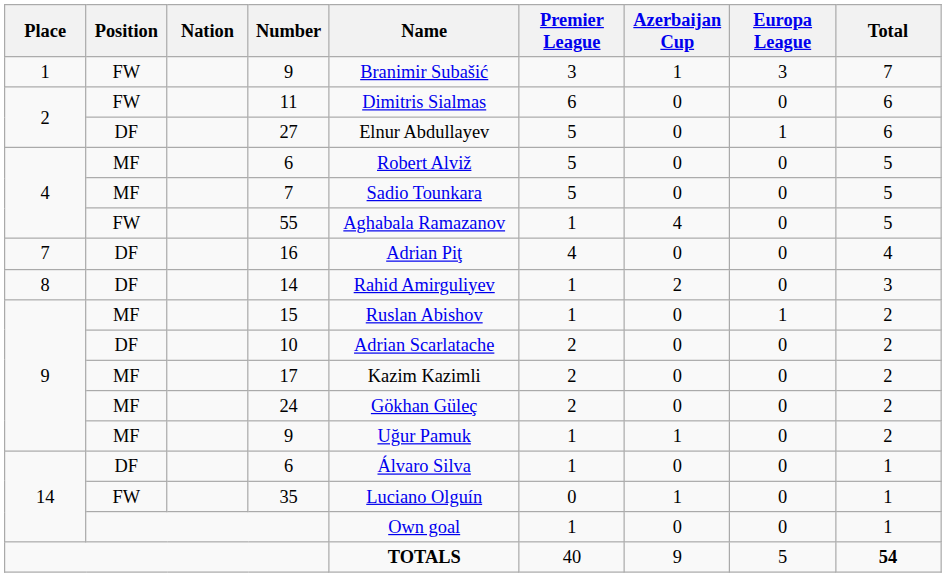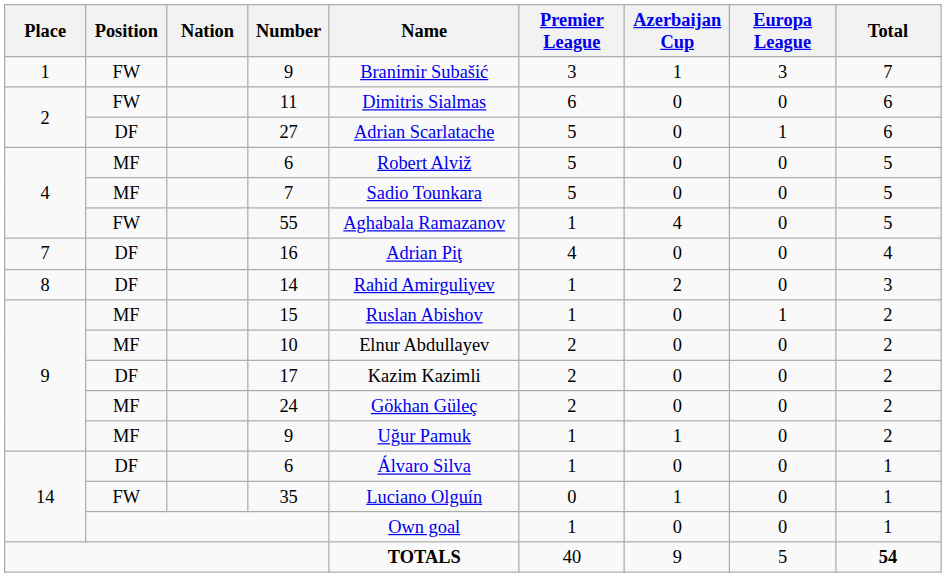(424, 132) Elnur Abdullayev -> (424, 132) Adrian Scarlatache
(126, 344) DF -> (126, 344) MF
(424, 344) Adrian Scarlatache -> (424, 344) Elnur Abdullayev
(126, 375) MF -> (126, 375) DF
